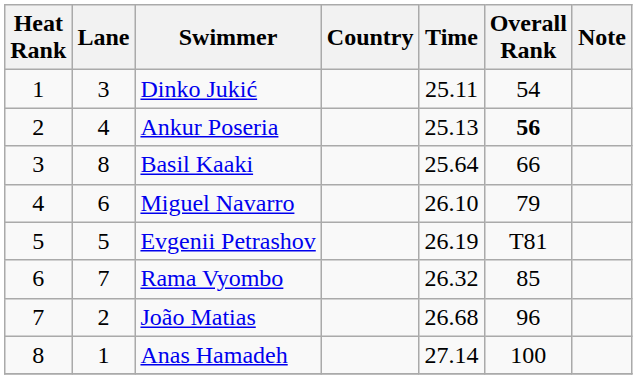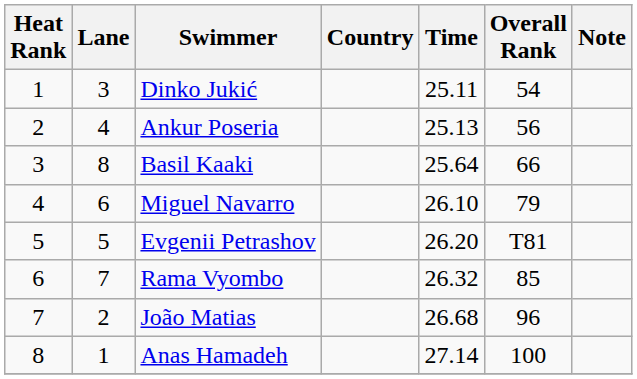(528, 126) bold -> (528, 126) normal
(452, 240) 26.19 -> (452, 240) 26.20
